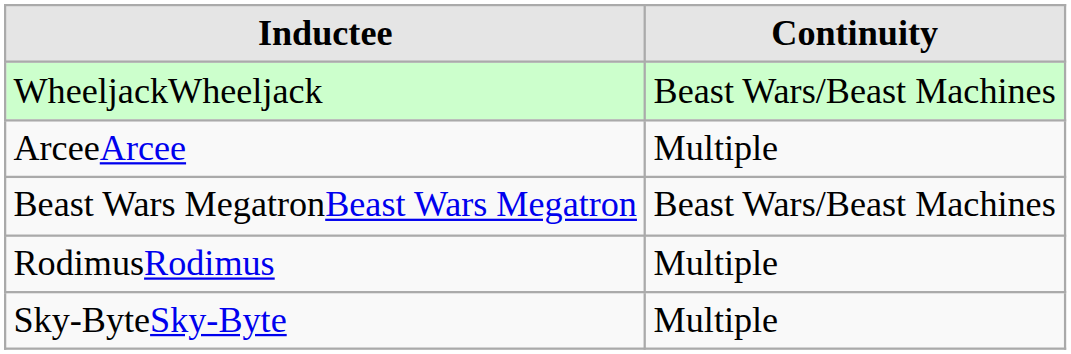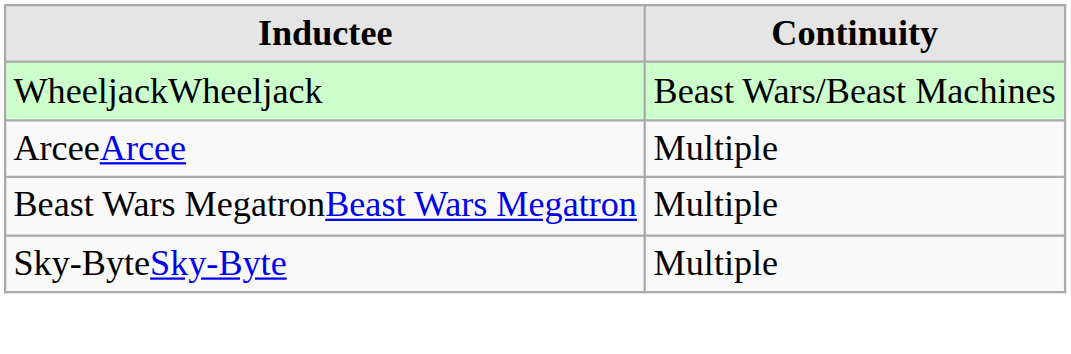(855, 205) Beast Wars/Beast Machines -> (716, 205) Multiple
- row: (144, 262)
